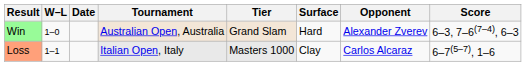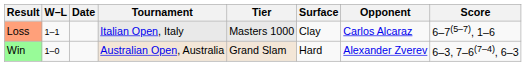rows swapped: (16, 31) <-> (18, 51)
